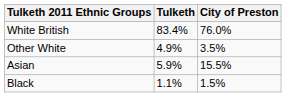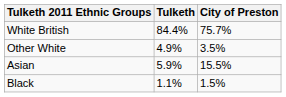(172, 30) 83.4% -> (172, 30) 84.4%
(216, 30) 76.0% -> (216, 30) 75.7%
